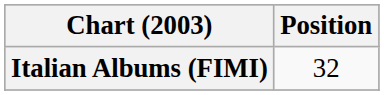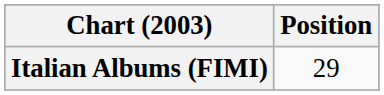(326, 68) 32 -> (326, 68) 29
